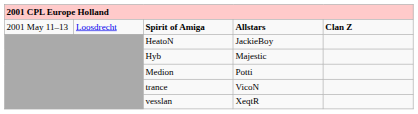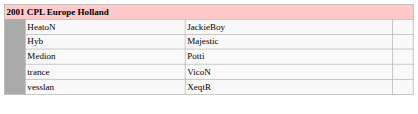- row: (175, 26)
